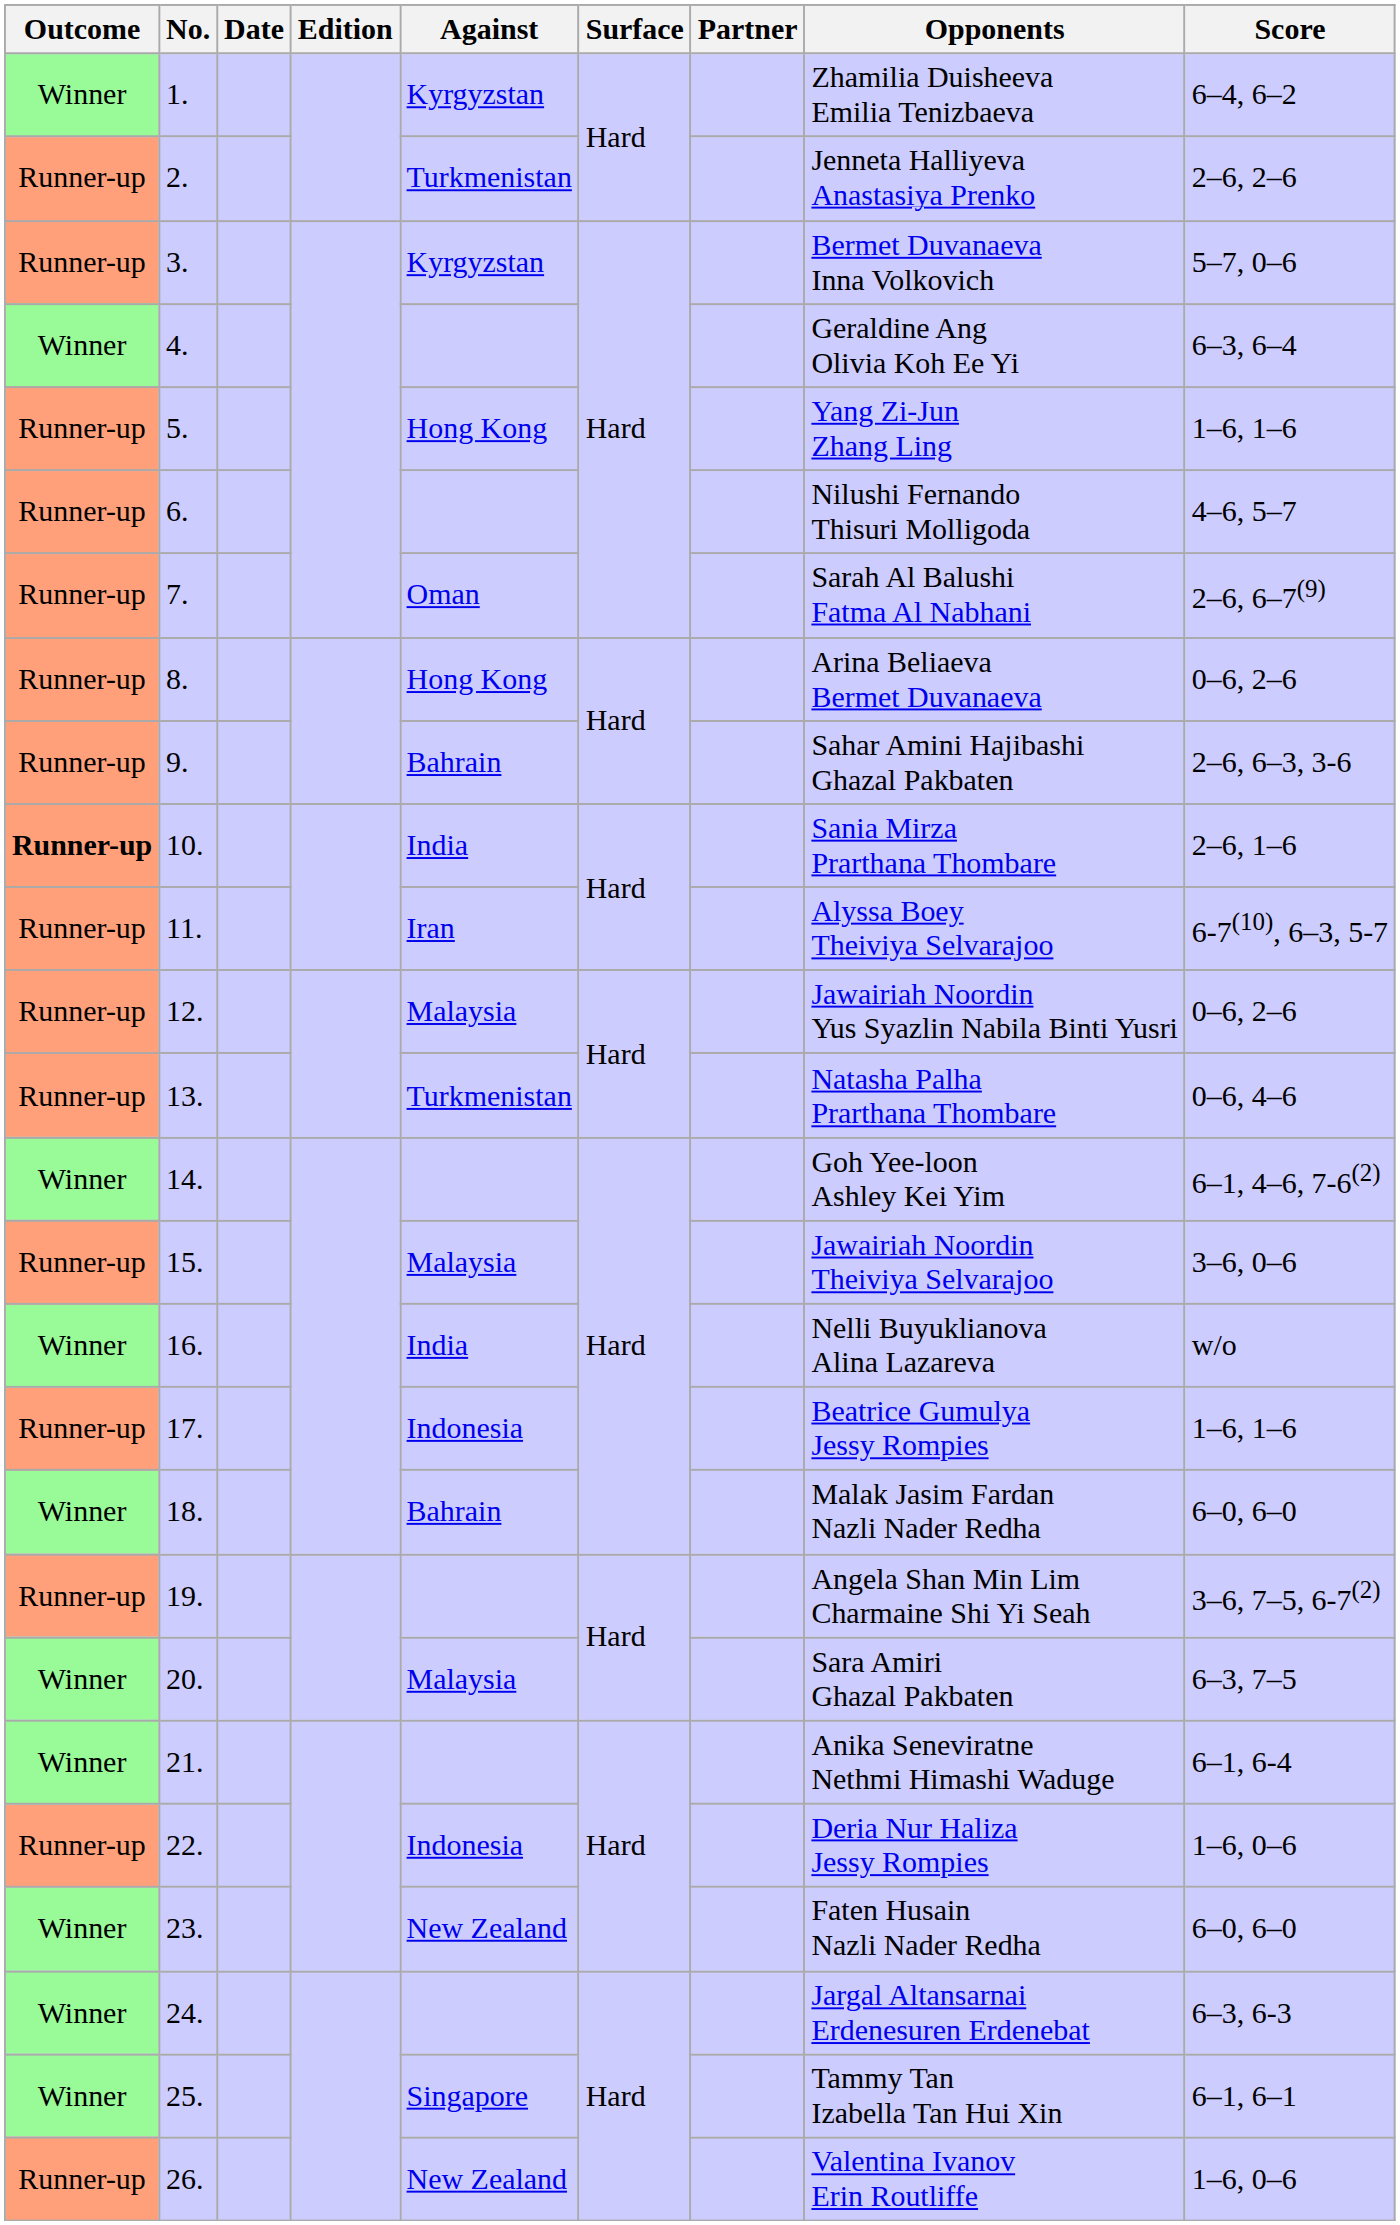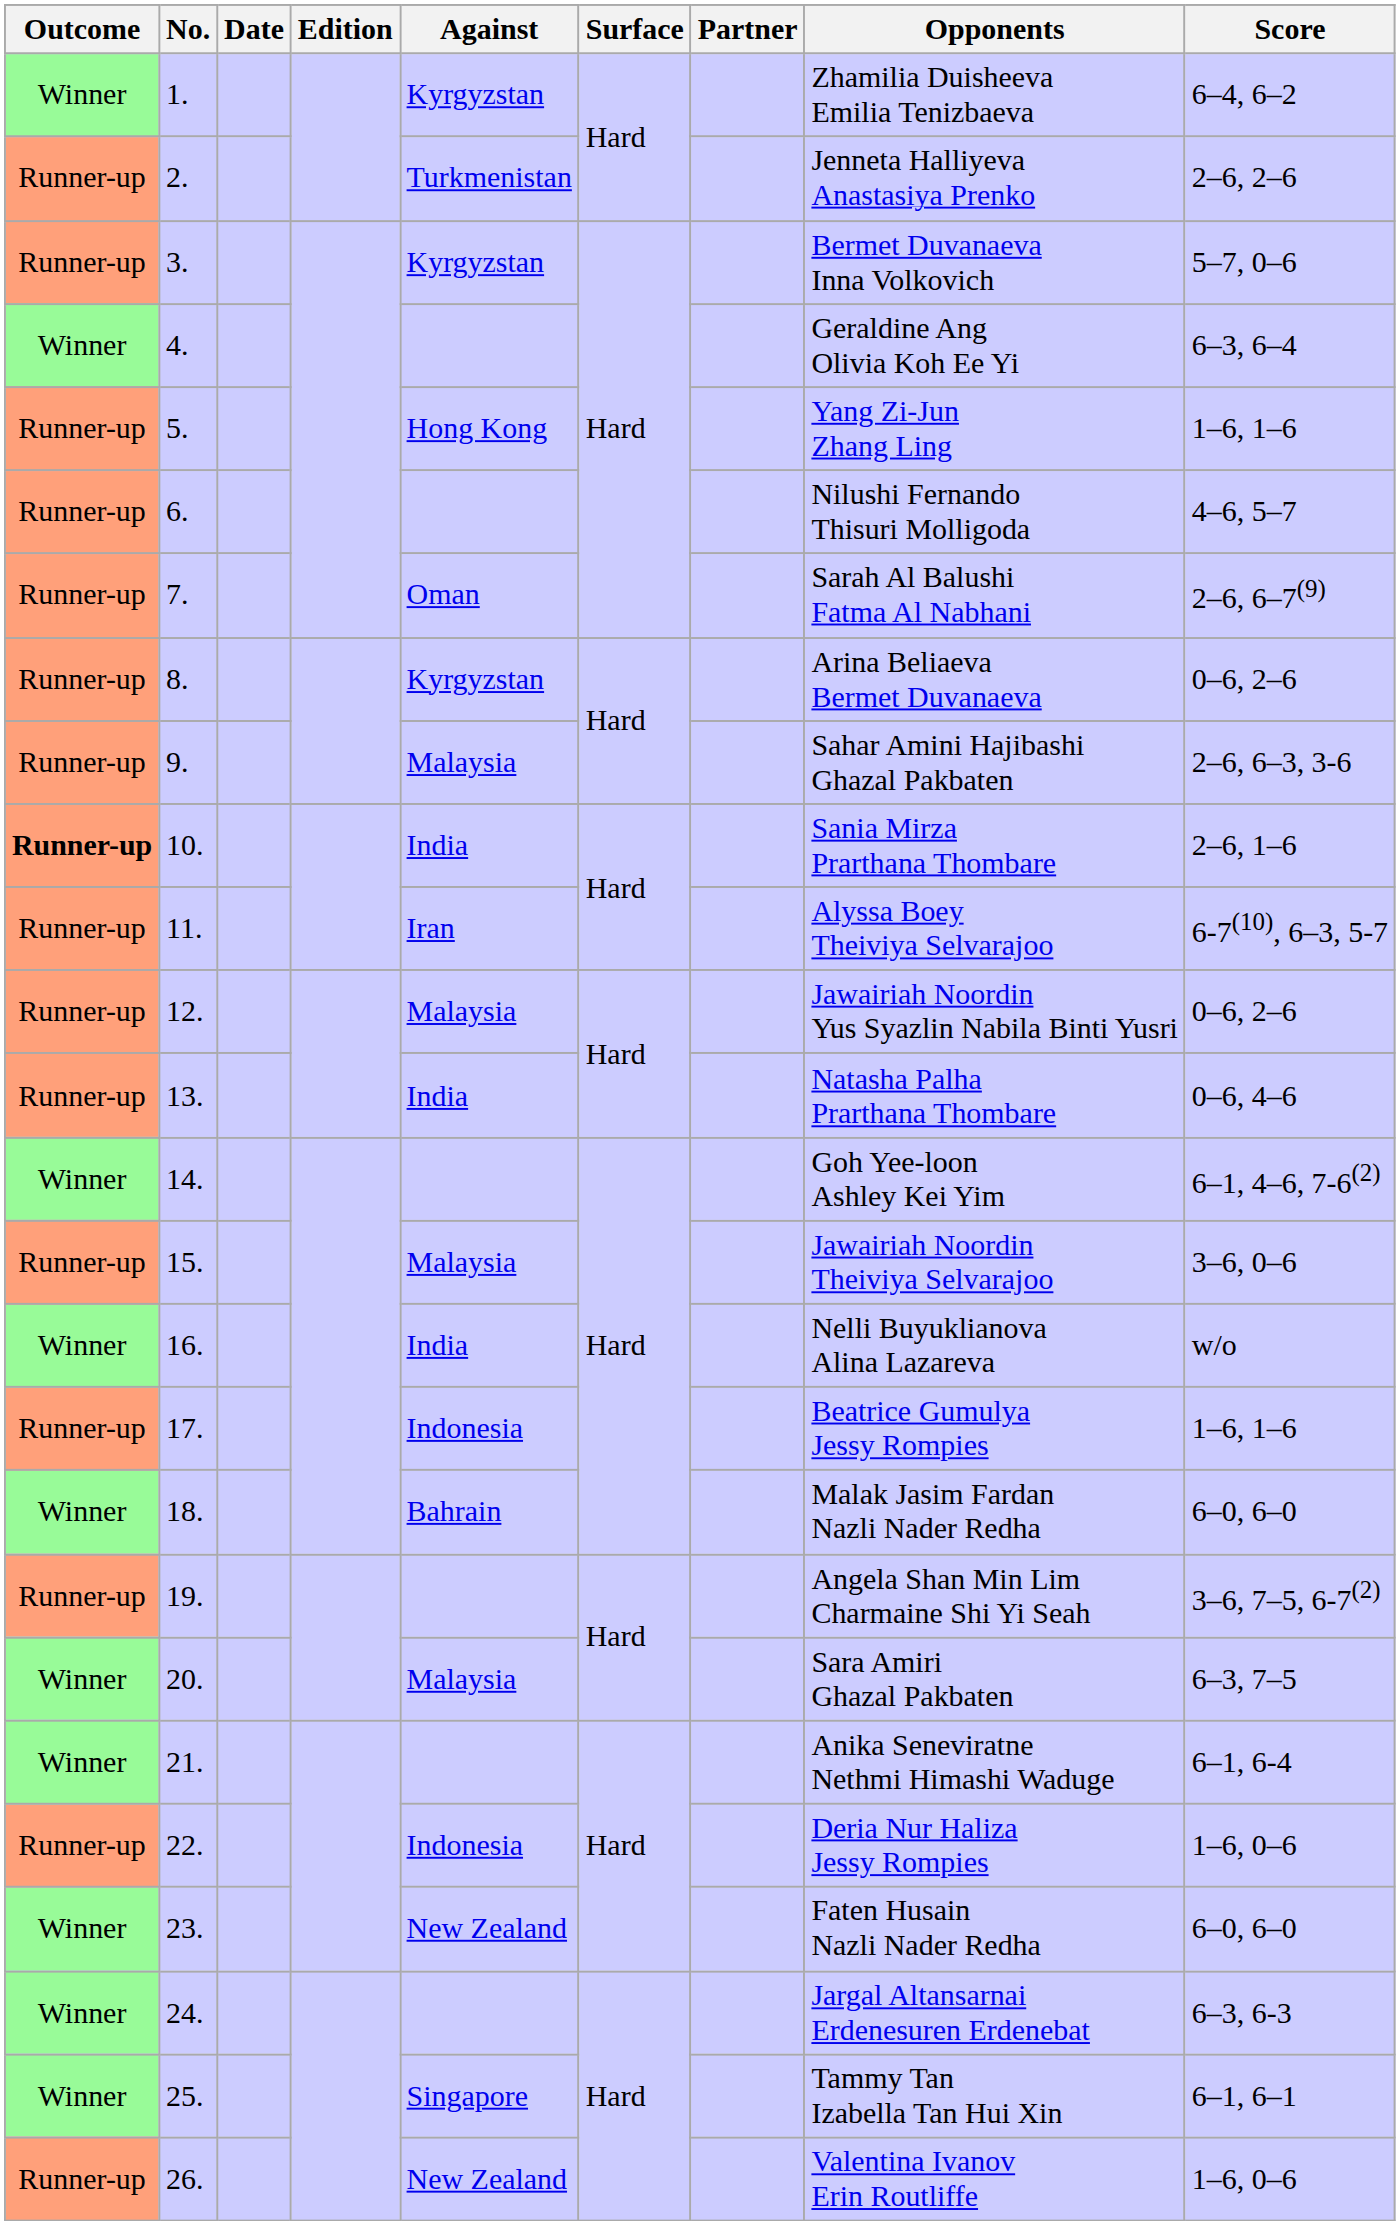(477, 677) Hong Kong -> (475, 677) Kyrgyzstan
(454, 761) Bahrain -> (461, 761) Malaysia
(489, 1094) Turkmenistan -> (437, 1094) India
